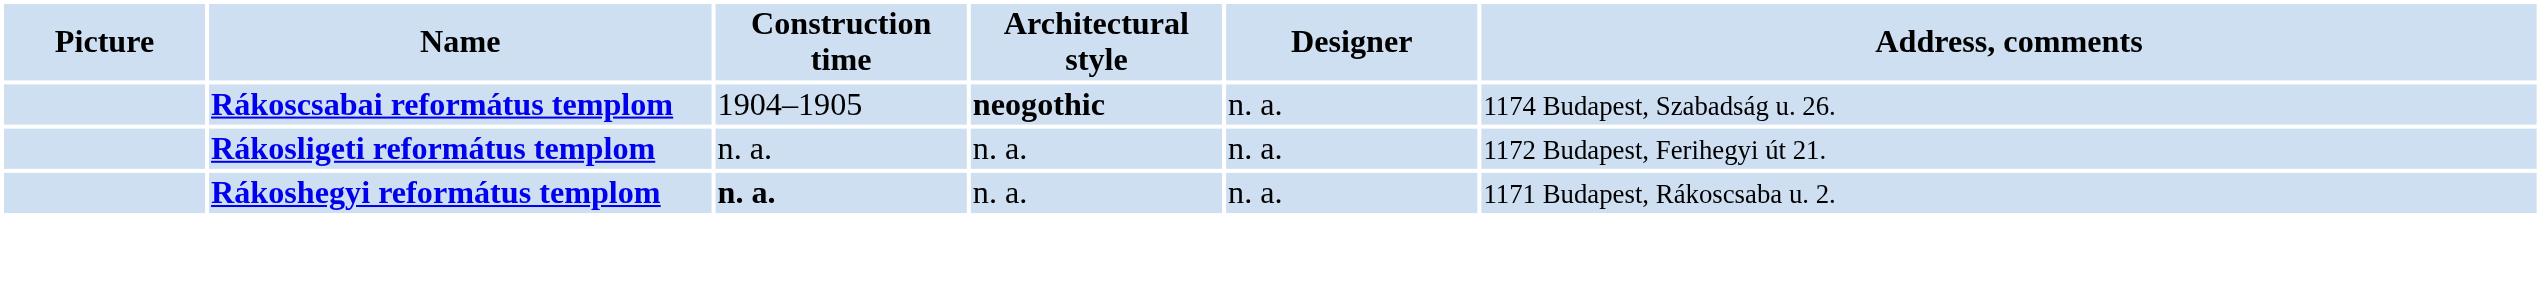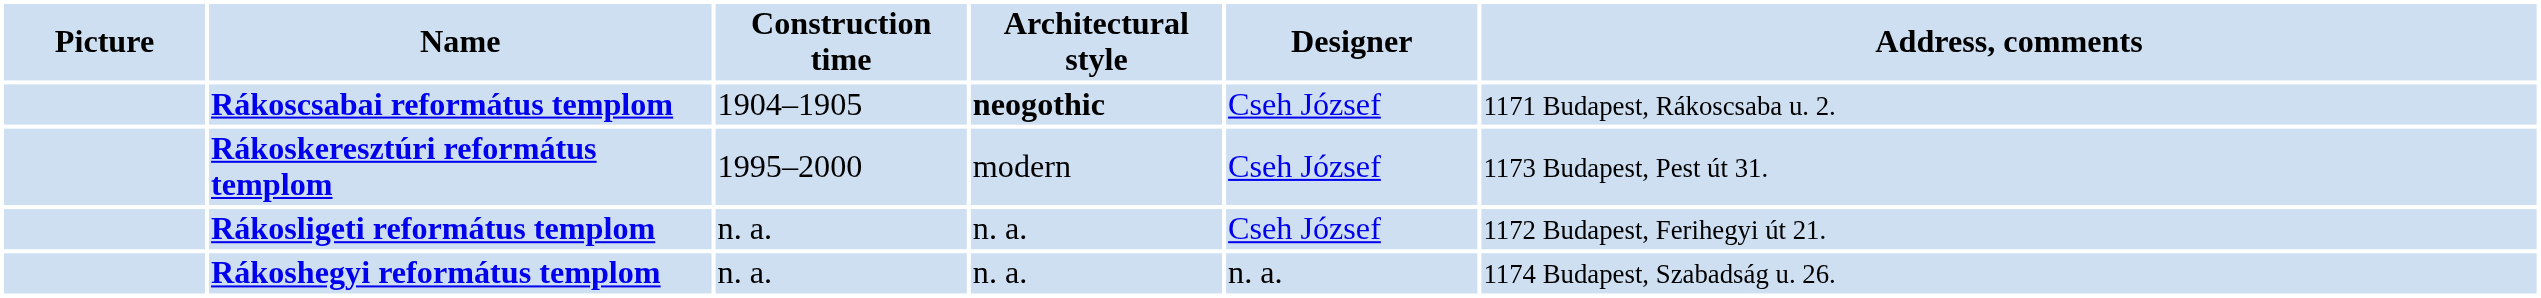(1255, 104) n. a. -> (1304, 104) Cseh József
(1660, 106) 1174 Budapest, Szabadság u. 26. -> (1660, 106) 1171 Budapest, Rákoscsaba u. 2.
+ row: (404, 166)
(1255, 148) n. a. -> (1304, 228) Cseh József
(747, 192) bold -> (745, 272) normal
(1660, 194) 1171 Budapest, Rákoscsaba u. 2. -> (1660, 274) 1174 Budapest, Szabadság u. 26.
